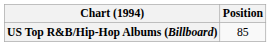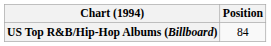(243, 32) 85 -> (243, 32) 84
